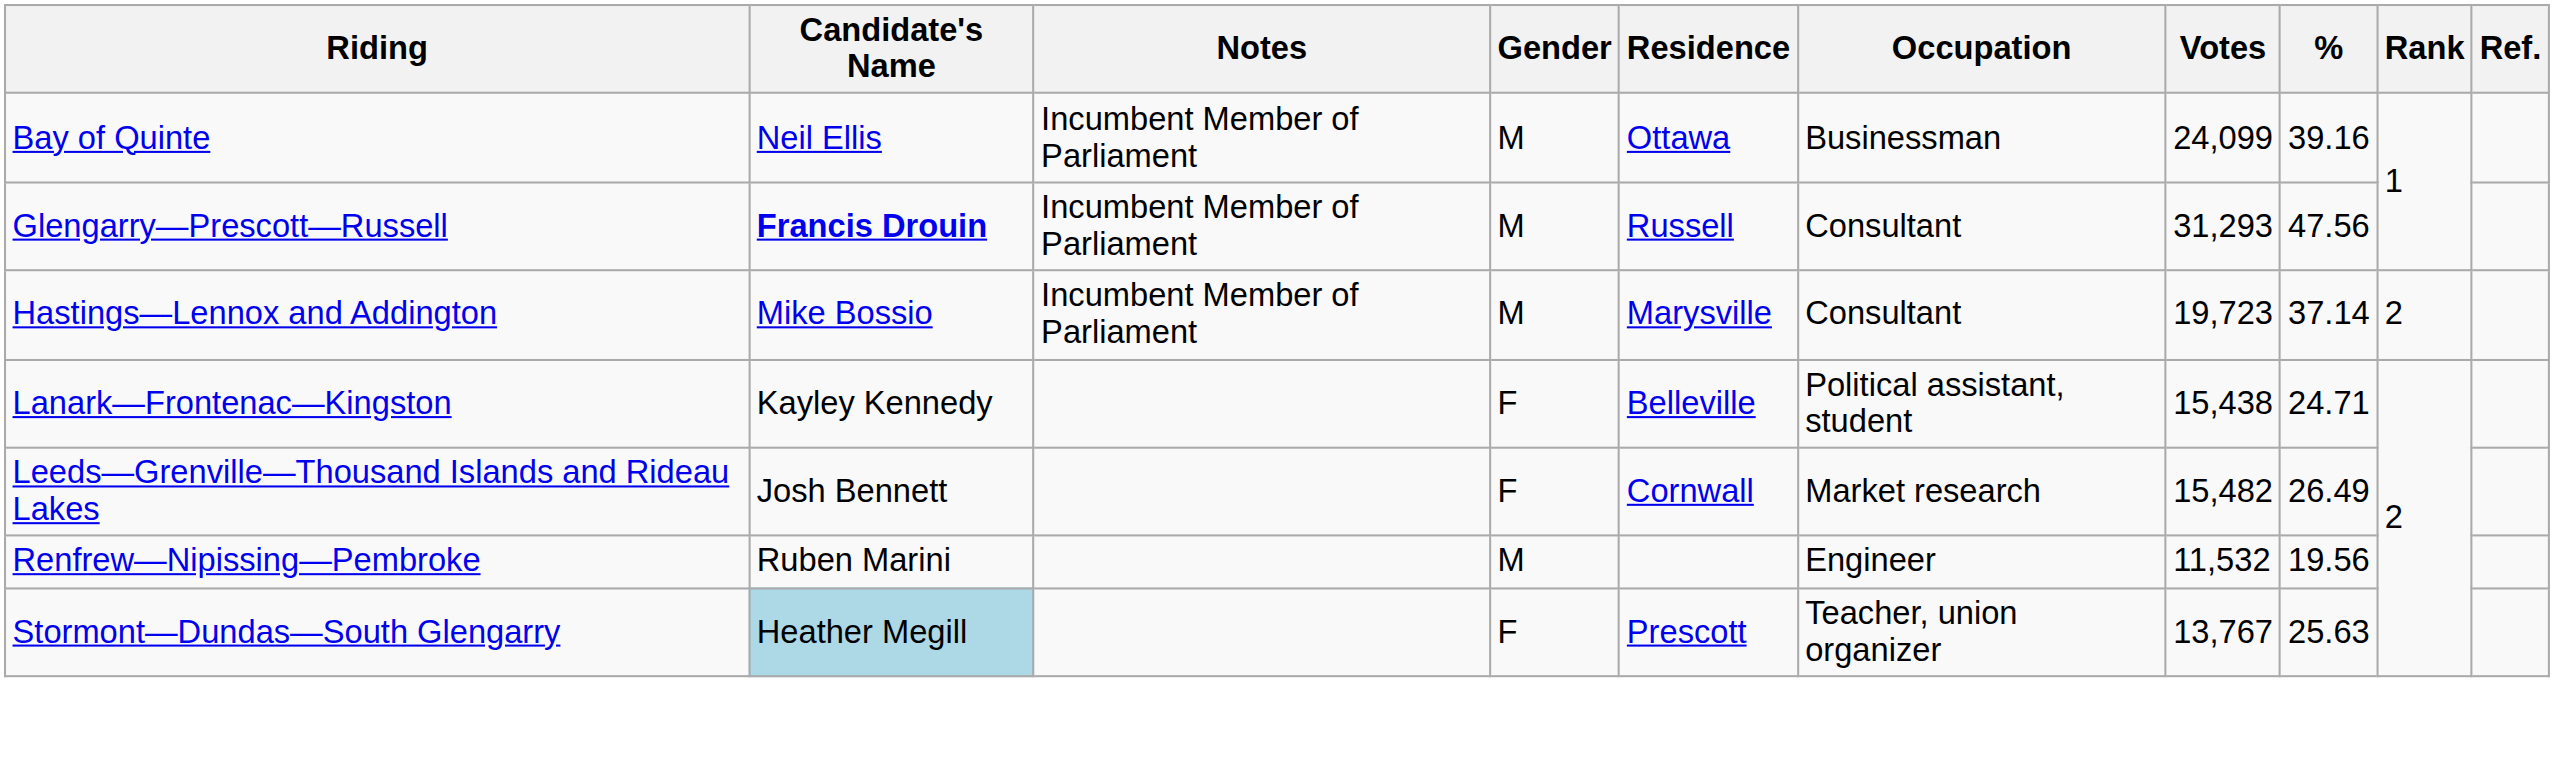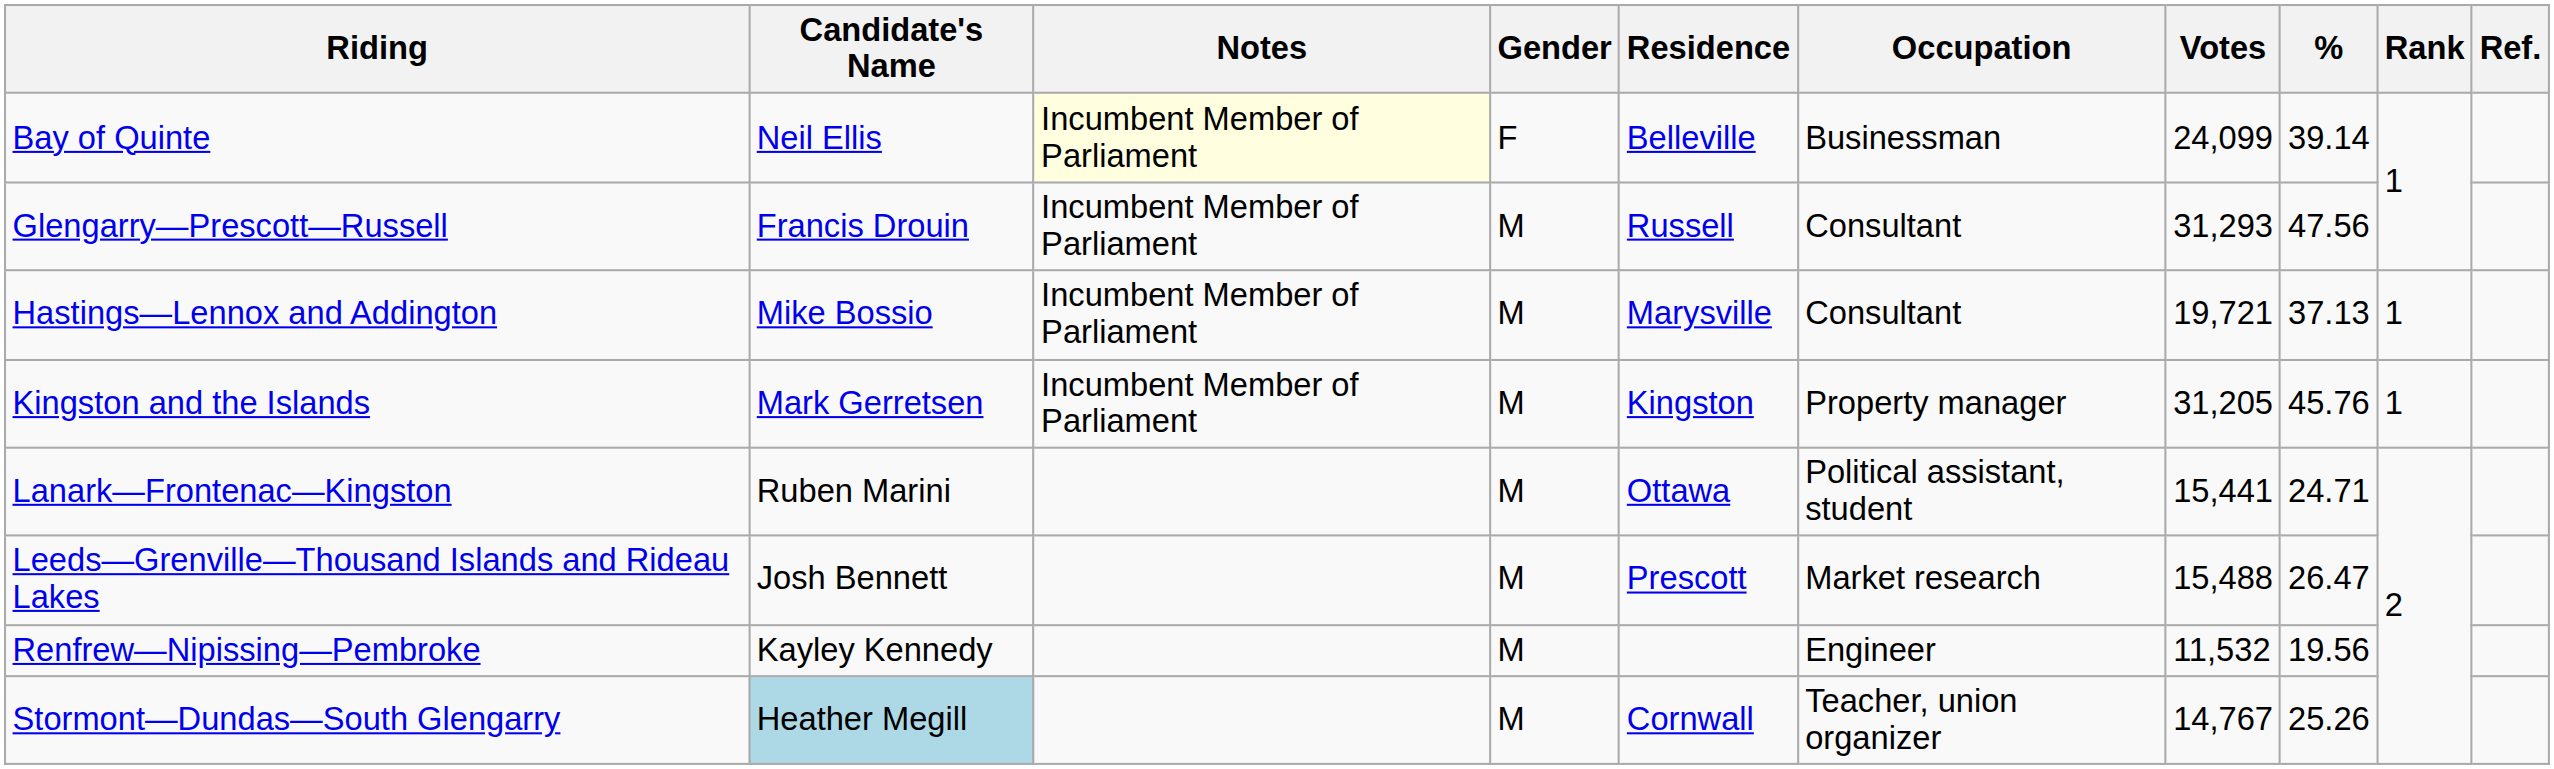(1200, 137) no background -> (1200, 137) lightyellow background
(1511, 137) M -> (1508, 137) F
(1679, 137) Ottawa -> (1691, 137) Belleville
(2329, 137) 39.16 -> (2329, 137) 39.14
(872, 225) bold -> (863, 225) normal
(2223, 314) 19,723 -> (2223, 314) 19,721
(2329, 314) 37.14 -> (2329, 314) 37.13
(2394, 314) 2 -> (2394, 314) 1
+ row: (191, 402)
(875, 402) Kayley Kennedy -> (854, 491) Ruben Marini
(1508, 402) F -> (1511, 491) M
(1691, 402) Belleville -> (1679, 491) Ottawa
(2223, 402) 15,438 -> (2223, 491) 15,441
(1508, 491) F -> (1511, 579) M
(1690, 491) Cornwall -> (1687, 579) Prescott
(2223, 491) 15,482 -> (2223, 579) 15,488
(2329, 491) 26.49 -> (2329, 579) 26.47
(854, 561) Ruben Marini -> (875, 649) Kayley Kennedy
(1508, 631) F -> (1511, 719) M
(1687, 631) Prescott -> (1690, 719) Cornwall
(2223, 631) 13,767 -> (2223, 719) 14,767
(2329, 631) 25.63 -> (2329, 719) 25.26
